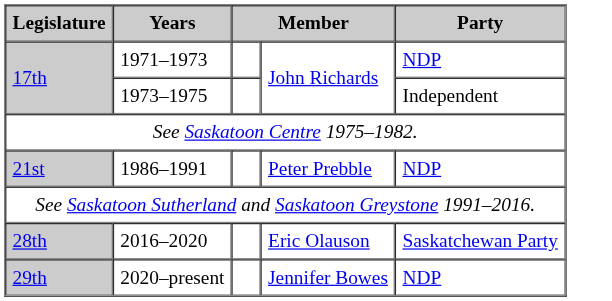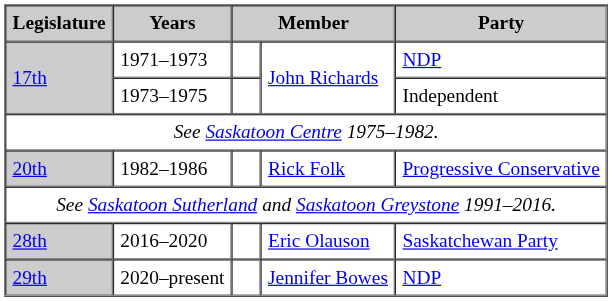+ row: (164, 168)
- row: (164, 168)
